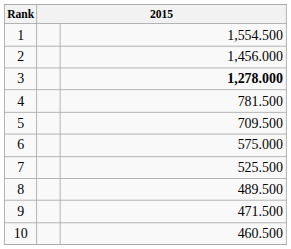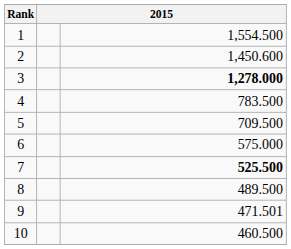(255, 57) 1,456.000 -> (255, 57) 1,450.600
(260, 101) 781.500 -> (260, 101) 783.500
(260, 167) normal -> (260, 167) bold
(260, 211) 471.500 -> (260, 211) 471.501
